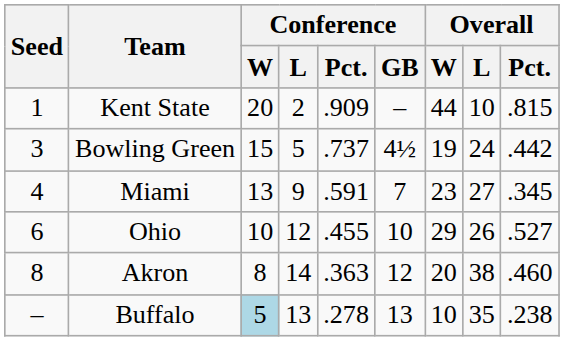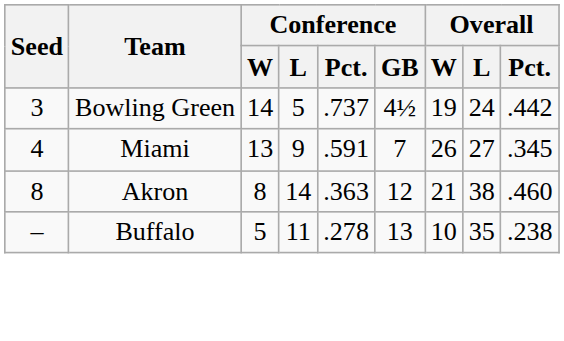- row: (155, 107)
(260, 149) 15 -> (260, 107) 14
(444, 190) 23 -> (444, 149) 26
- row: (155, 231)
(444, 273) 20 -> (444, 190) 21
(260, 314) lightblue background -> (260, 231) no background
(298, 314) 13 -> (298, 231) 11
